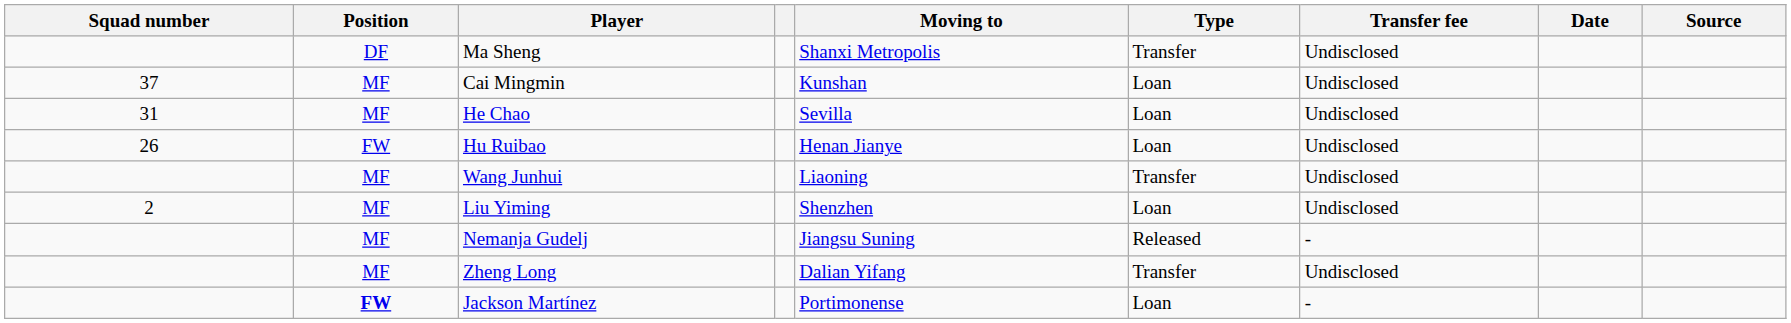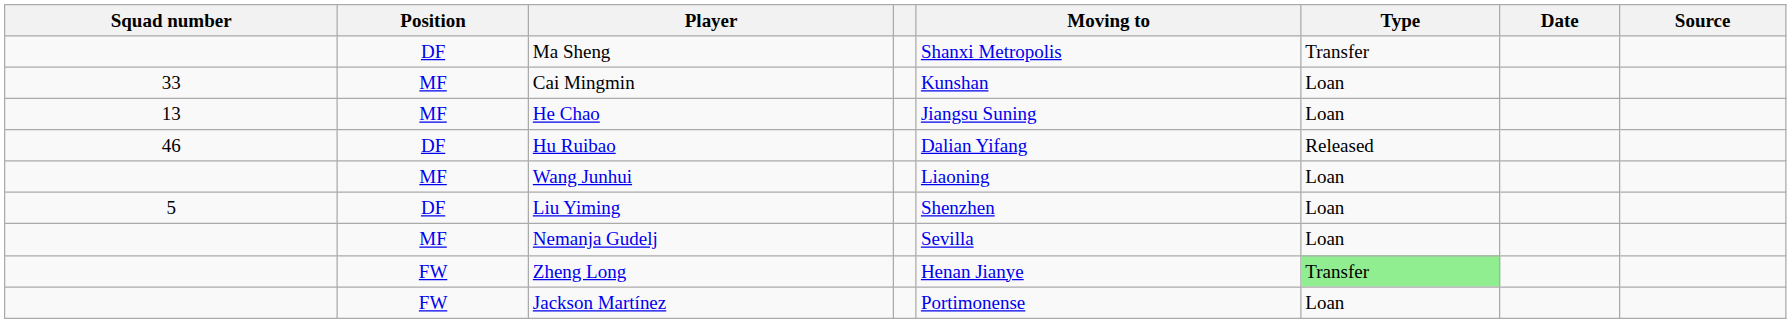- column: (1419, 20)
(149, 83) 37 -> (171, 83) 33
(149, 114) 31 -> (171, 114) 13
(826, 114) Sevilla -> (979, 114) Jiangsu Suning
(149, 145) 26 -> (171, 145) 46
(376, 145) FW -> (433, 145) DF
(851, 145) Henan Jianye -> (974, 145) Dalian Yifang
(1152, 145) Loan -> (1340, 145) Released
(1164, 176) Transfer -> (1325, 176) Loan
(149, 208) 2 -> (171, 208) 5
(376, 208) MF -> (433, 208) DF
(857, 239) Jiangsu Suning -> (947, 239) Sevilla
(1167, 239) Released -> (1325, 239) Loan
(376, 270) MF -> (433, 270) FW
(852, 270) Dalian Yifang -> (972, 270) Henan Jianye
(1164, 270) no background -> (1337, 270) lightgreen background
(376, 302) bold -> (433, 302) normal
